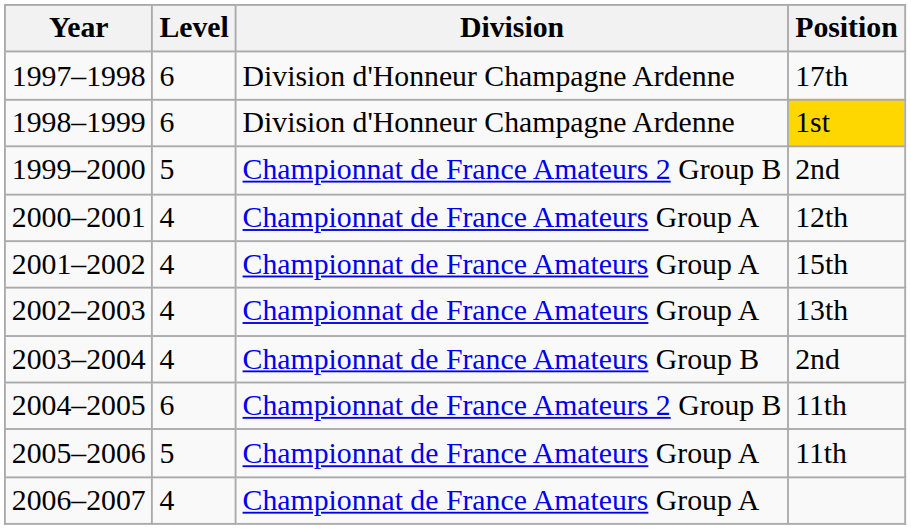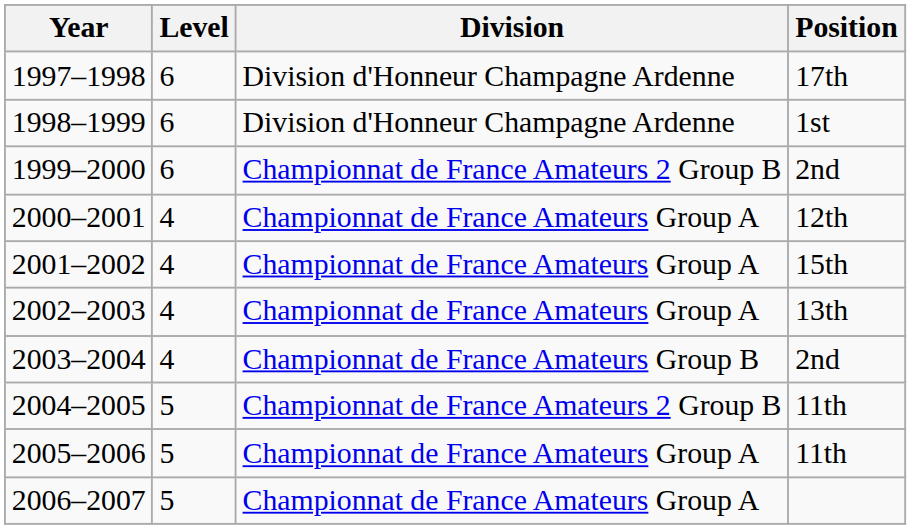(813, 122) gold background -> (813, 122) no background
(167, 169) 5 -> (167, 169) 6
(167, 405) 6 -> (167, 405) 5
(167, 500) 4 -> (167, 500) 5
